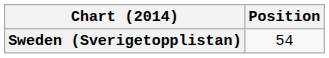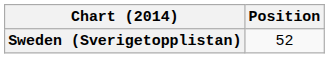(284, 41) 54 -> (284, 41) 52
